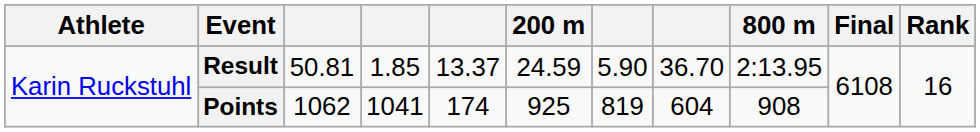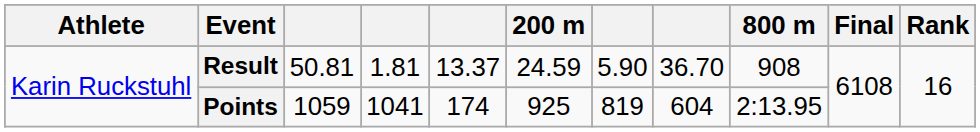(395, 66) 1.85 -> (395, 66) 1.81
(779, 66) 2:13.95 -> (779, 66) 908
(322, 107) 1062 -> (322, 107) 1059
(779, 107) 908 -> (779, 107) 2:13.95
